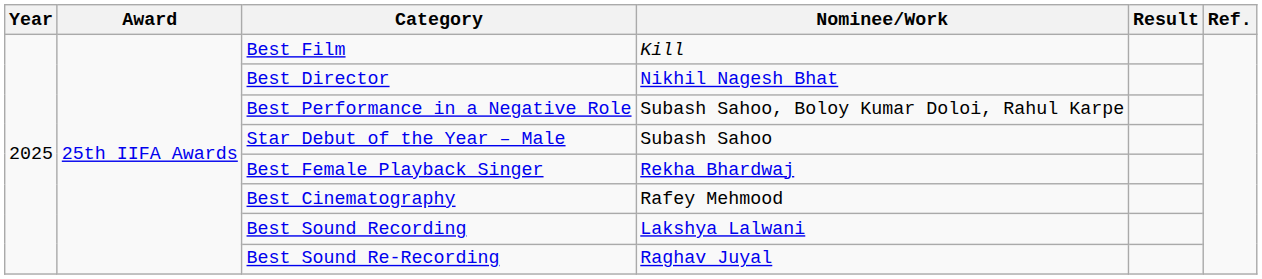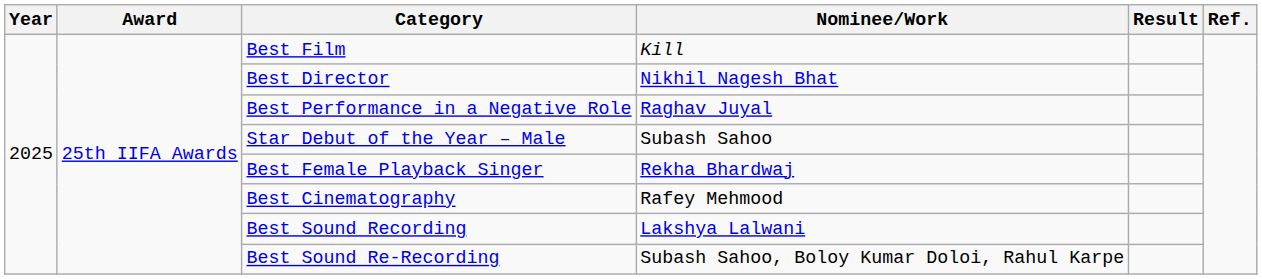(882, 109) Subash Sahoo, Boloy Kumar Doloi, Rahul Karpe -> (706, 109) Raghav Juyal
(706, 259) Raghav Juyal -> (882, 259) Subash Sahoo, Boloy Kumar Doloi, Rahul Karpe
